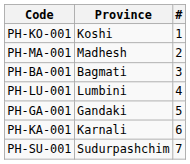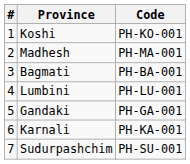columns swapped: (179, 14) <-> (39, 14)
